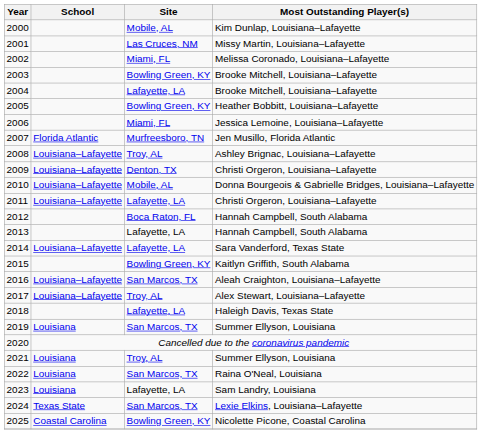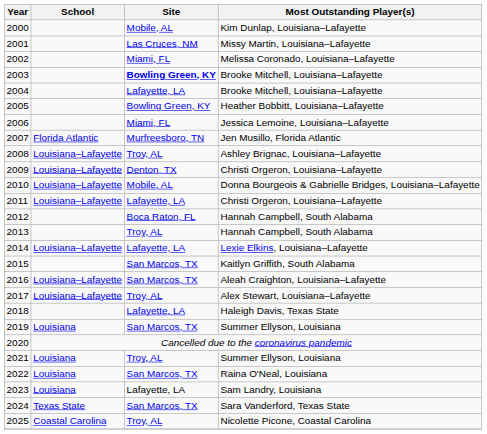(169, 75) normal -> (171, 75) bold
(156, 232) Lafayette, LA -> (145, 232) Troy, AL
(280, 248) Sara Vanderford, Texas State -> (294, 248) Lexie Elkins, Louisiana–Lafayette
(169, 264) Bowling Green, KY -> (162, 264) San Marcos, TX
(289, 405) Lexie Elkins, Louisiana–Lafayette -> (285, 405) Sara Vanderford, Texas State
(169, 421) Bowling Green, KY -> (145, 421) Troy, AL
